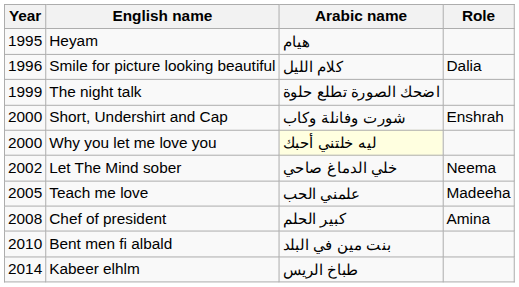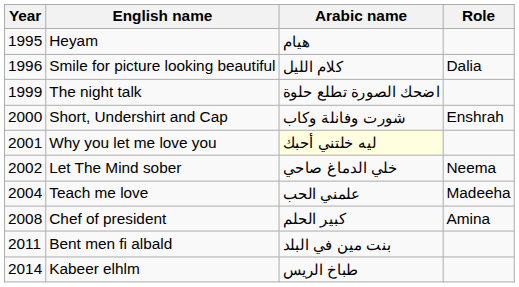(25, 142) 2000 -> (25, 142) 2001
(25, 193) 2005 -> (25, 193) 2004
(25, 244) 2010 -> (25, 244) 2011
